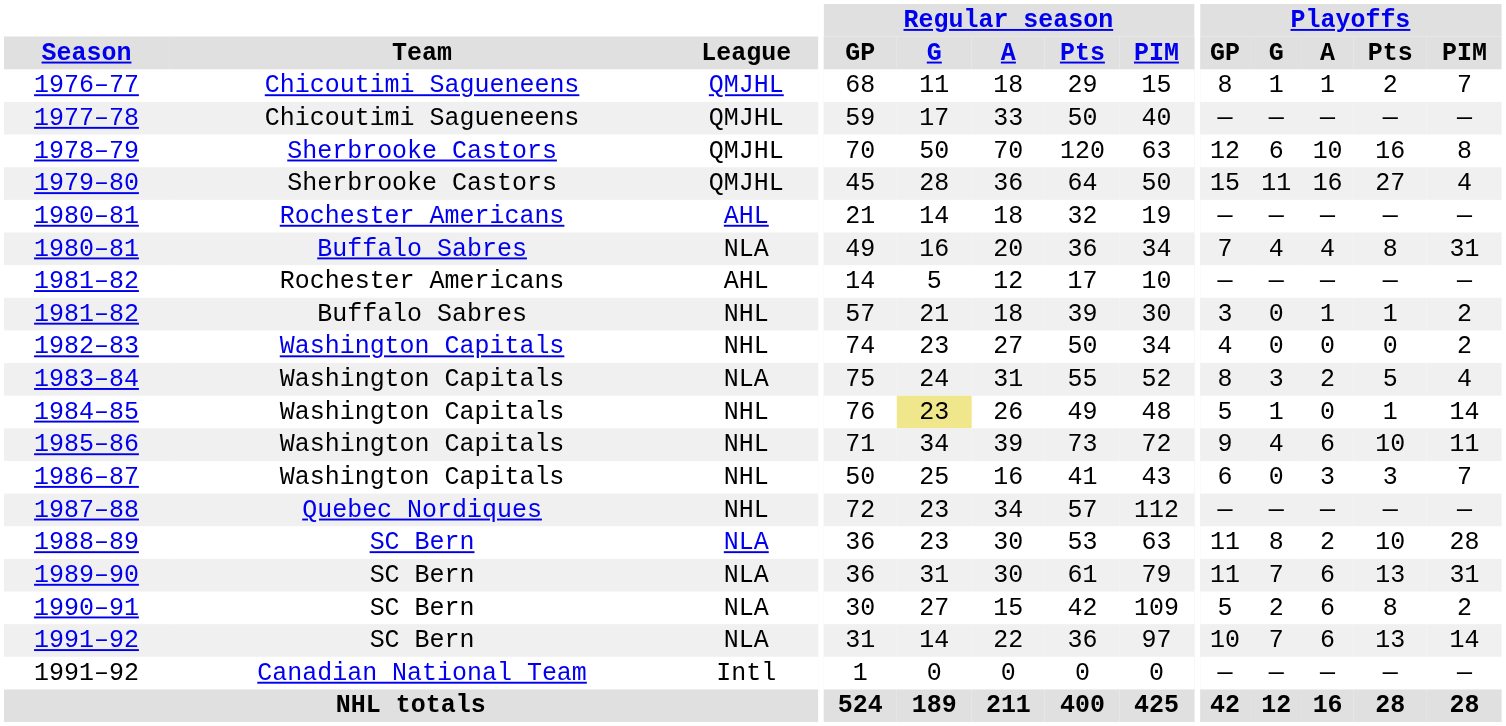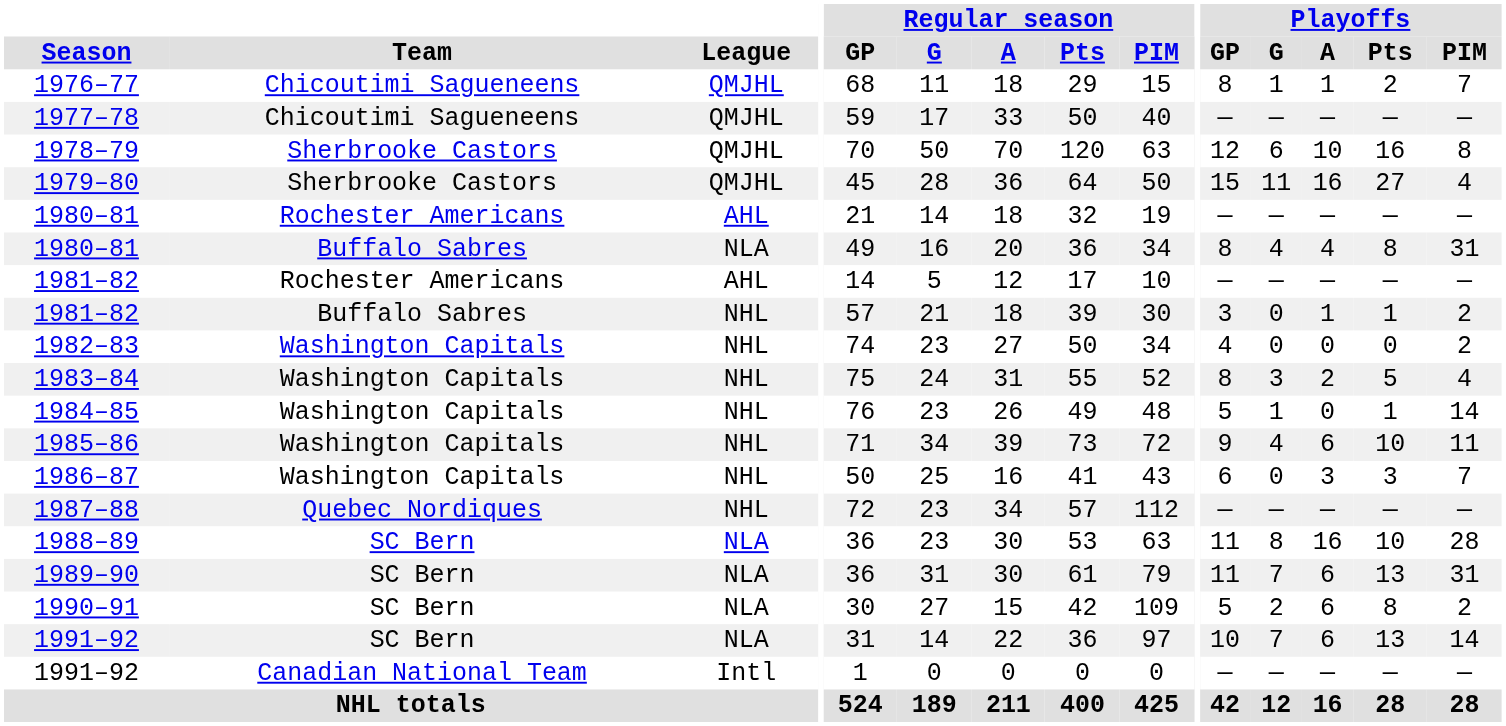(1225, 249) 7 -> (1225, 249) 8
(746, 379) NLA -> (746, 379) NHL
(934, 412) khaki background -> (934, 412) no background
(1328, 543) 2 -> (1328, 543) 16
